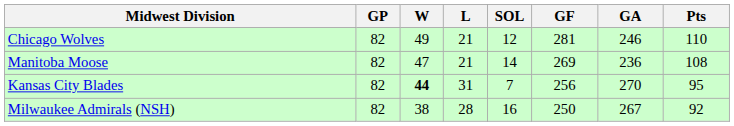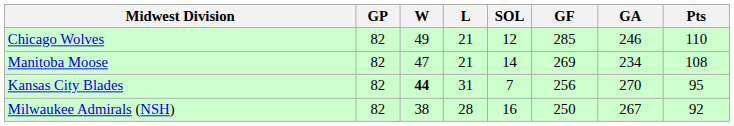(564, 39) 281 -> (564, 39) 285
(630, 62) 236 -> (630, 62) 234
